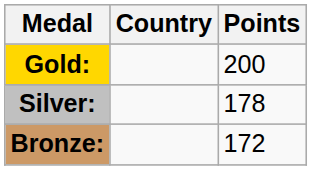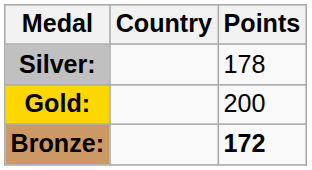rows swapped: (57, 64) <-> (57, 104)
(244, 143) normal -> (244, 143) bold
